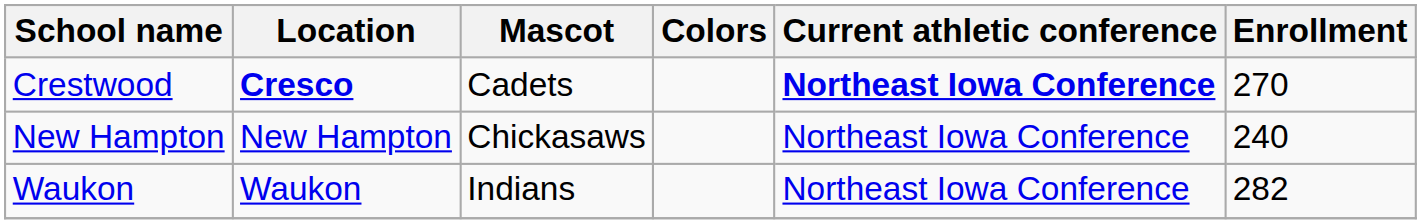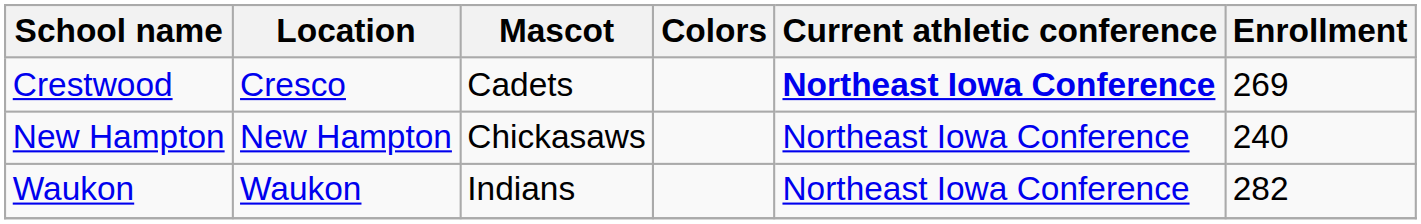(297, 84) bold -> (293, 84) normal
(1261, 84) 270 -> (1261, 84) 269
